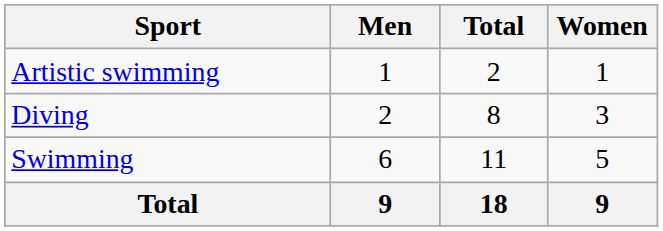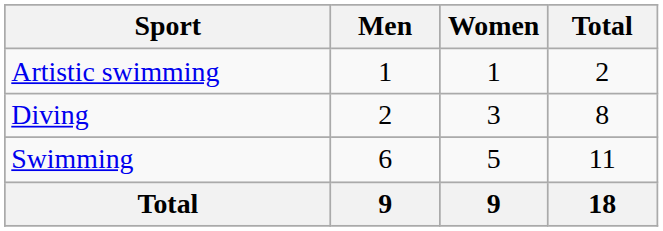columns swapped: (602, 26) <-> (494, 26)
